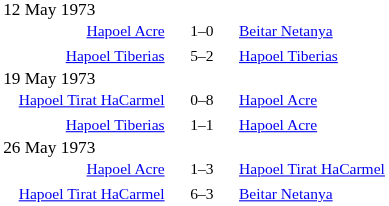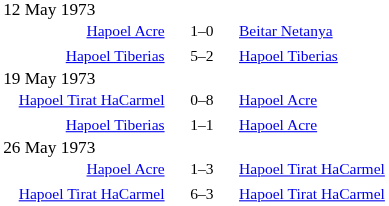(286, 194) Beitar Netanya -> (312, 194) Hapoel Tirat HaCarmel
